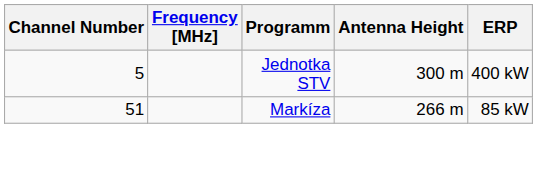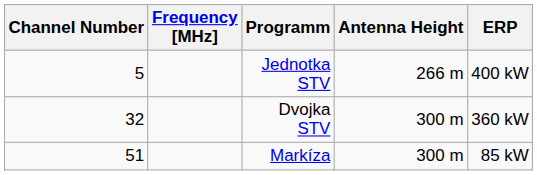(440, 73) 300 m -> (440, 73) 266 m
+ row: (304, 119)
(440, 109) 266 m -> (440, 155) 300 m
